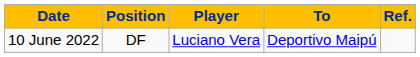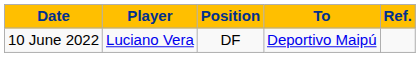columns swapped: (136, 16) <-> (216, 16)
